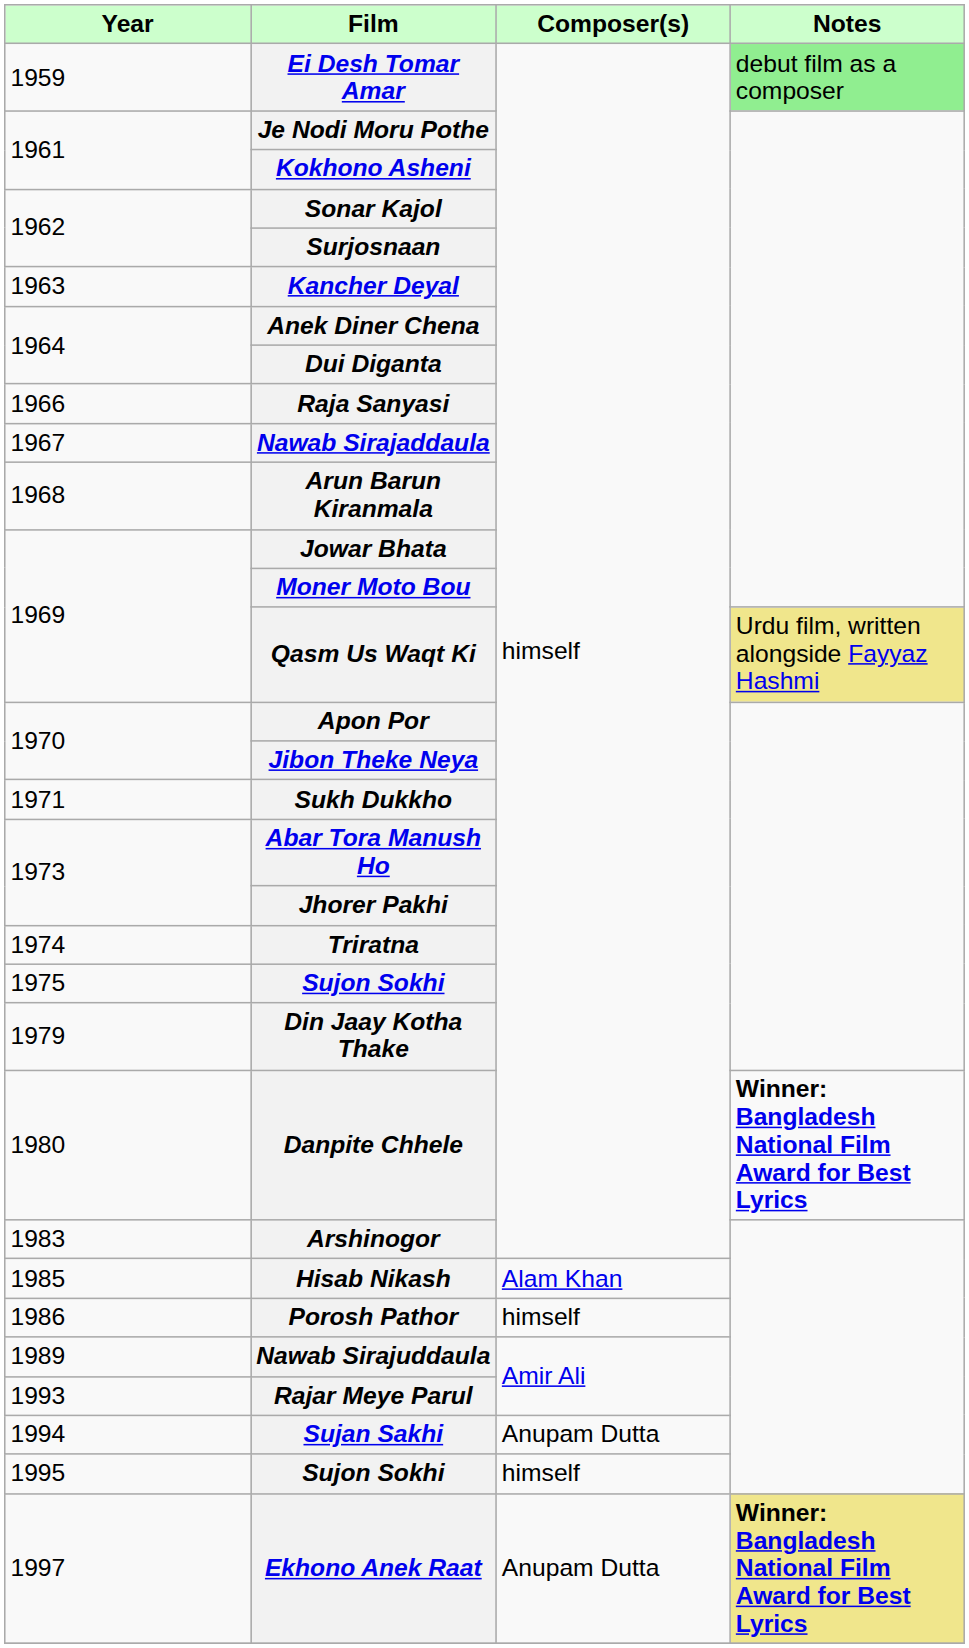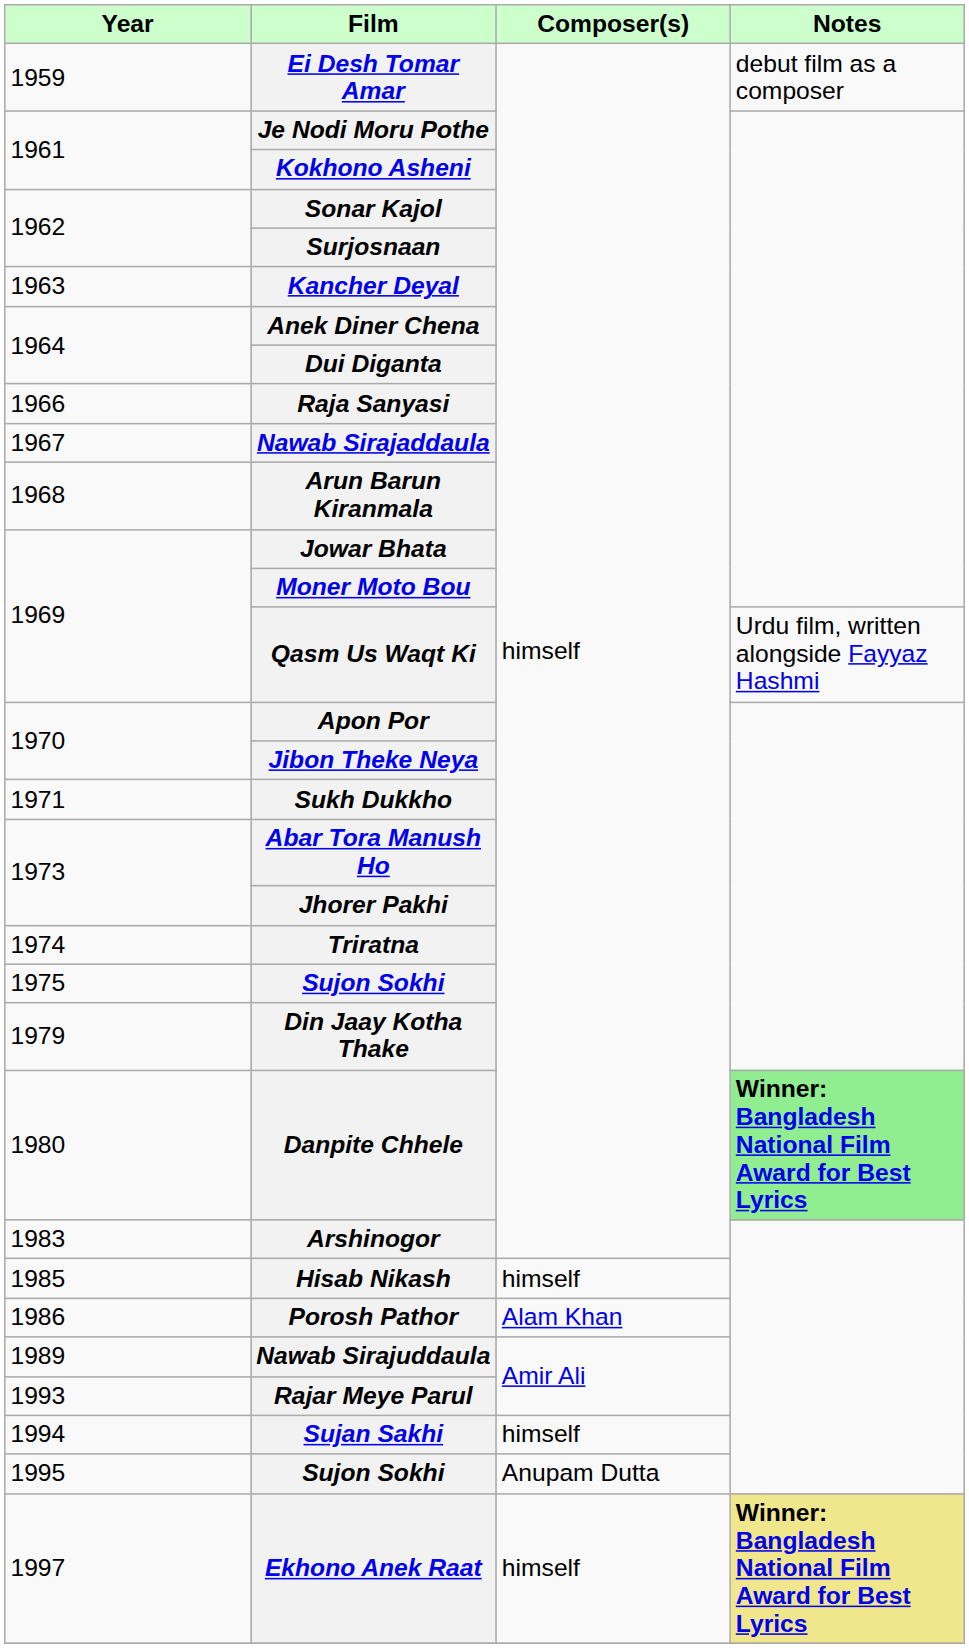(816, 76) lightgreen background -> (816, 76) no background
(832, 654) khaki background -> (832, 654) no background
(823, 1144) no background -> (823, 1144) lightgreen background
(562, 1278) Alam Khan -> (541, 1278) himself
(541, 1317) himself -> (562, 1317) Alam Khan
(581, 1434) Anupam Dutta -> (541, 1434) himself
(541, 1473) himself -> (581, 1473) Anupam Dutta
(581, 1568) Anupam Dutta -> (541, 1568) himself
